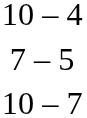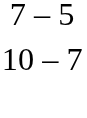- row: (42, 14)
